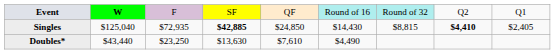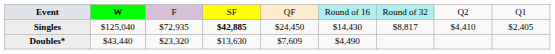(290, 27) $24,850 -> (290, 27) $24,450
(405, 27) $8,815 -> (405, 27) $8,817
(463, 27) bold -> (463, 27) normal
(174, 42) $23,250 -> (174, 42) $23,320
(290, 42) $7,610 -> (290, 42) $7,609
